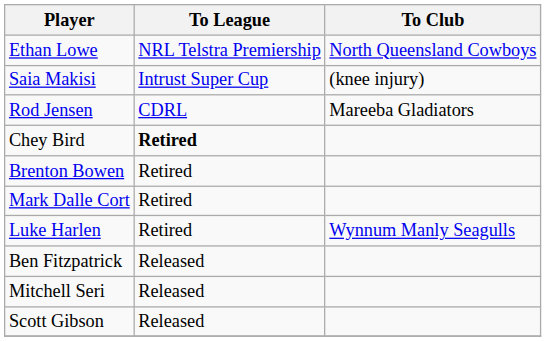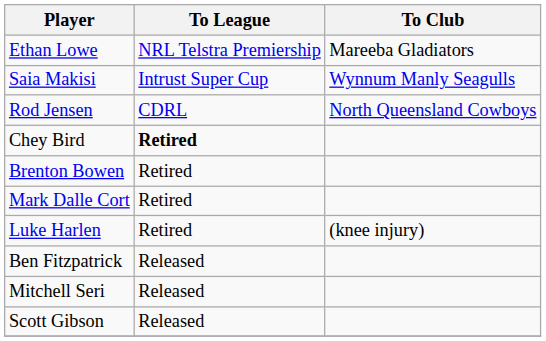(433, 50) North Queensland Cowboys -> (402, 50) Mareeba Gladiators
(377, 80) (knee injury) -> (422, 80) Wynnum Manly Seagulls
(402, 110) Mareeba Gladiators -> (433, 110) North Queensland Cowboys
(422, 231) Wynnum Manly Seagulls -> (377, 231) (knee injury)
